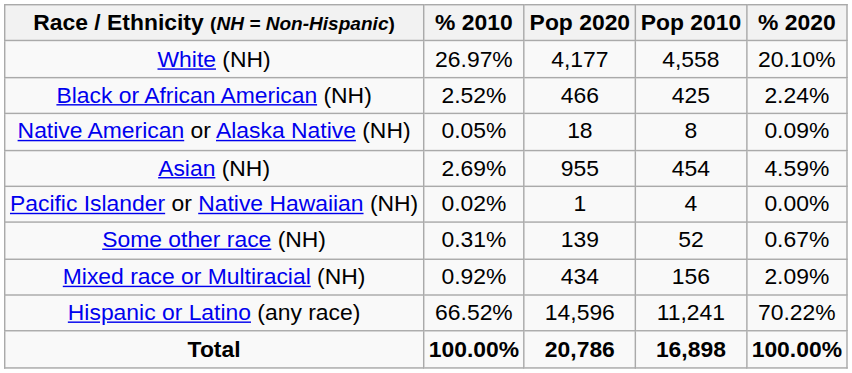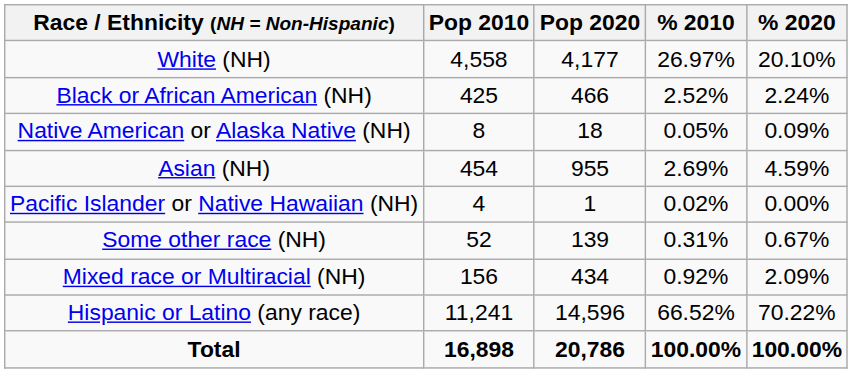columns swapped: (691, 22) <-> (474, 22)
